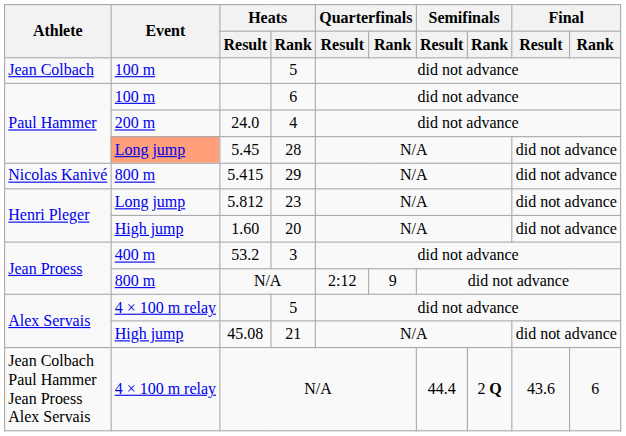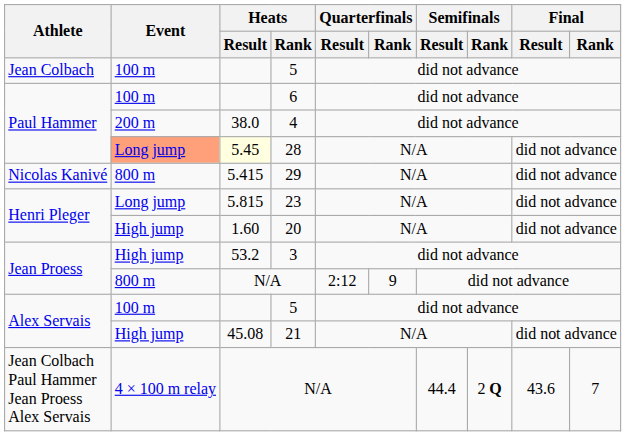(245, 123) 24.0 -> (245, 123) 38.0
(245, 149) no background -> (245, 149) lightyellow background
(245, 202) 5.812 -> (245, 202) 5.815
(135, 255) 400 m -> (149, 255) High jump
(165, 308) 4 × 100 m relay -> (135, 308) 100 m
(595, 389) 6 -> (595, 389) 7
